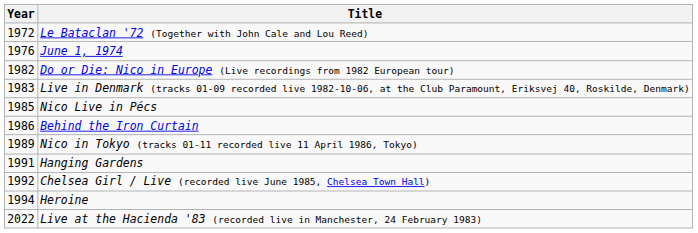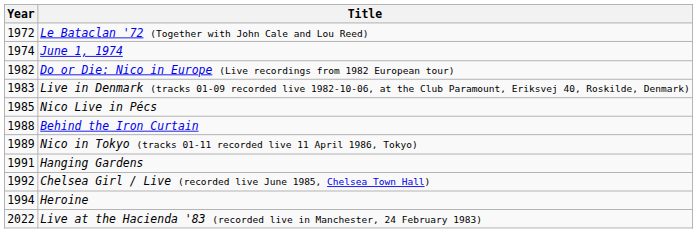(21, 51) 1976 -> (21, 51) 1974
(21, 126) 1986 -> (21, 126) 1988
